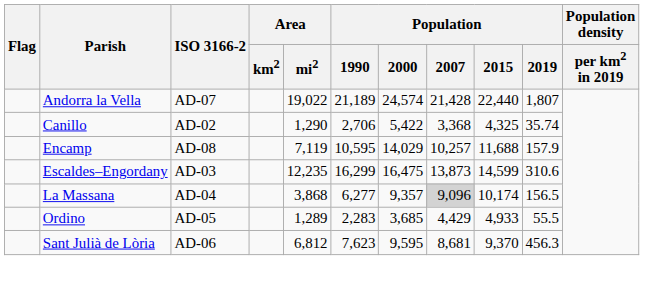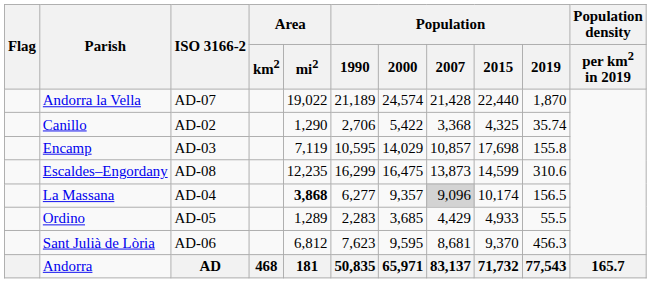(542, 101) 1,807 -> (550, 101) 1,870
(195, 148) AD-08 -> (195, 148) AD-03
(450, 148) 10,257 -> (450, 148) 10,857
(498, 148) 11,688 -> (498, 148) 17,698
(542, 148) 157.9 -> (550, 148) 155.8
(195, 171) AD-03 -> (195, 171) AD-08
(311, 195) normal -> (311, 195) bold
+ row: (68, 266)
